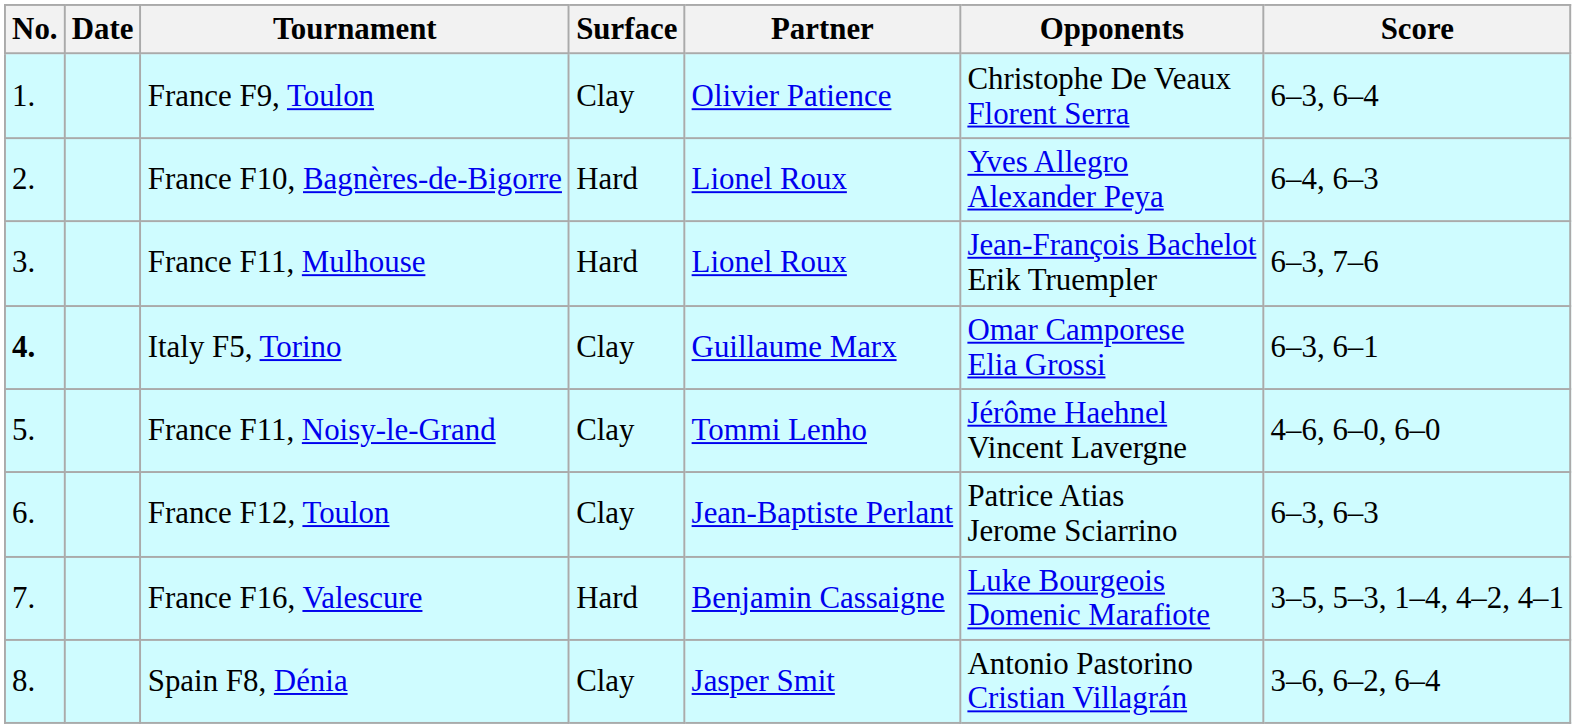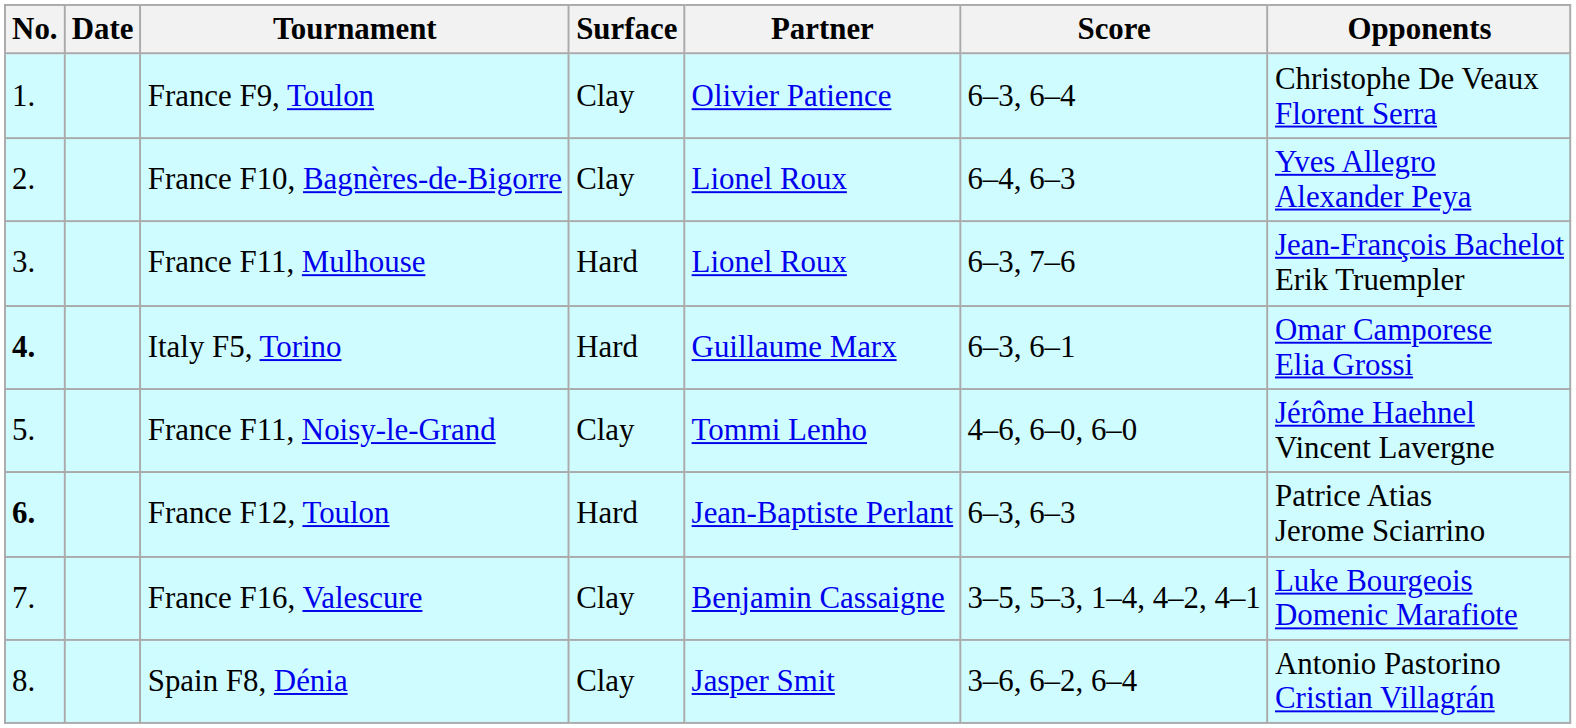columns swapped: (1112, 28) <-> (1417, 28)
(607, 179) Hard -> (605, 179) Clay
(605, 346) Clay -> (607, 346) Hard
(24, 513) normal -> (24, 513) bold
(605, 513) Clay -> (607, 513) Hard
(607, 597) Hard -> (605, 597) Clay
